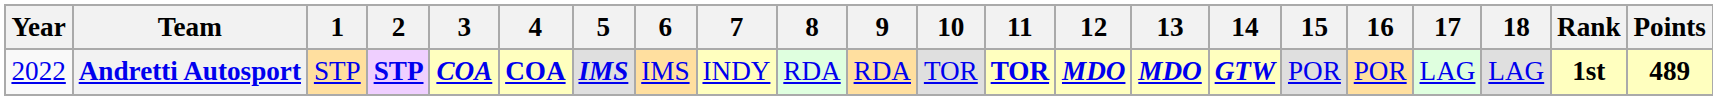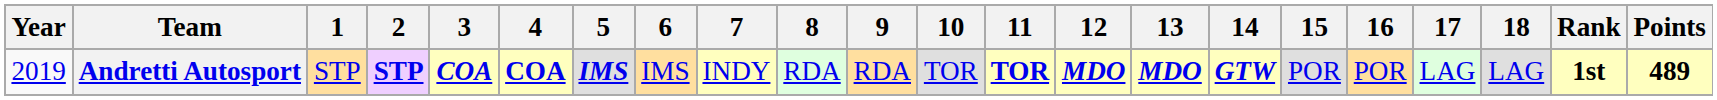(39, 71) 2022 -> (39, 71) 2019
